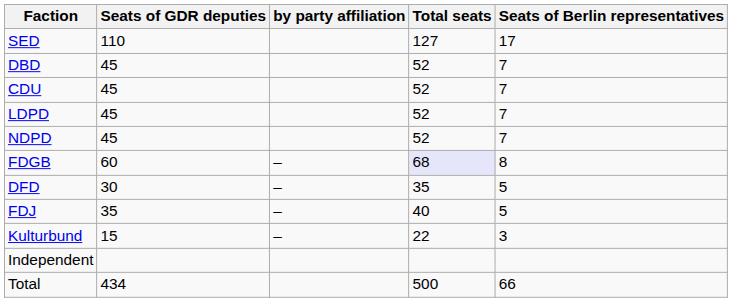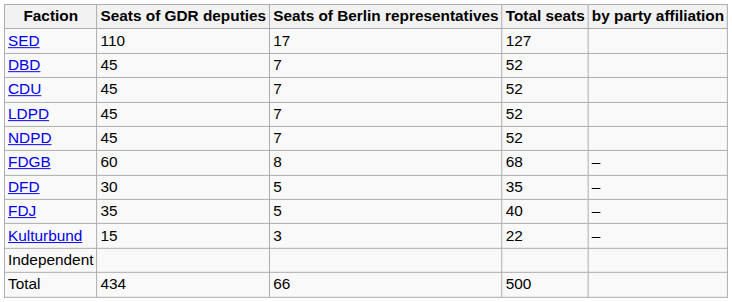columns swapped: (611, 16) <-> (339, 16)
(421, 162) lavender background -> (514, 162) no background
